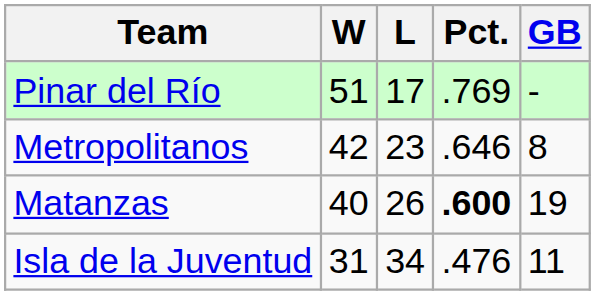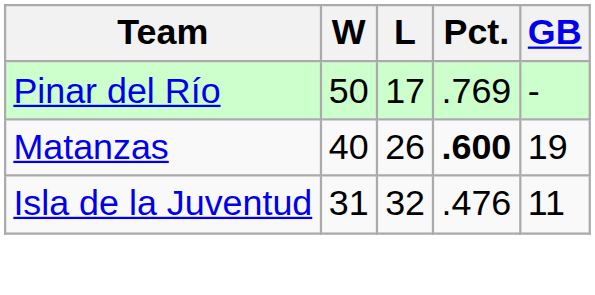(349, 89) 51 -> (349, 89) 50
- row: (131, 146)
(405, 260) 34 -> (405, 203) 32
